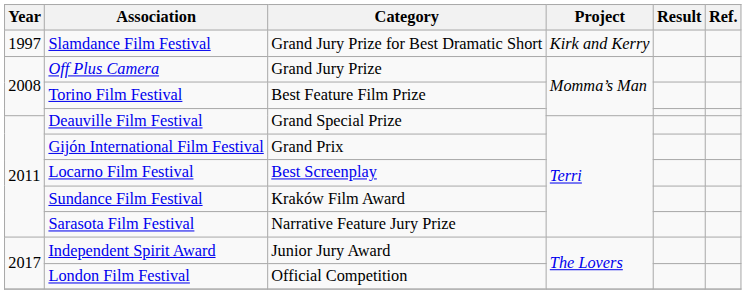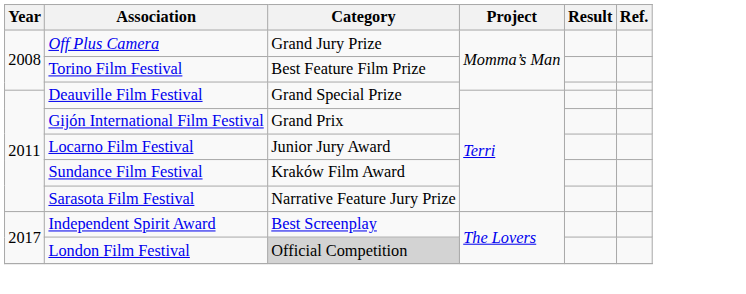- row: (25, 43)
(324, 172) Best Screenplay -> (331, 146) Junior Jury Award
(331, 250) Junior Jury Award -> (324, 224) Best Screenplay
(339, 276) no background -> (339, 250) lightgrey background
